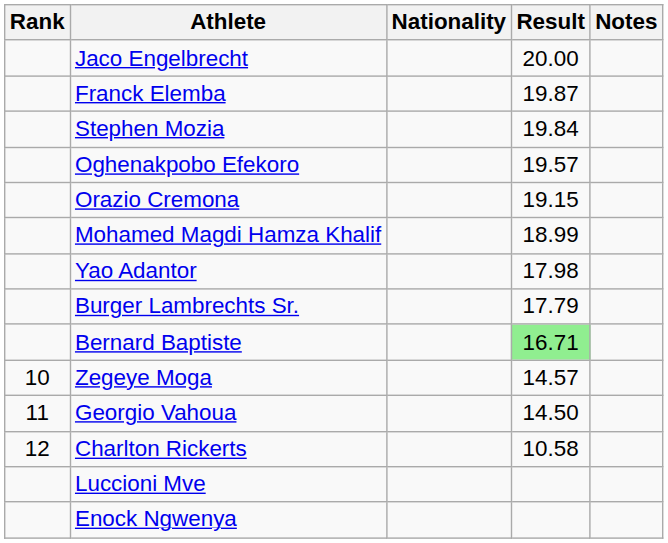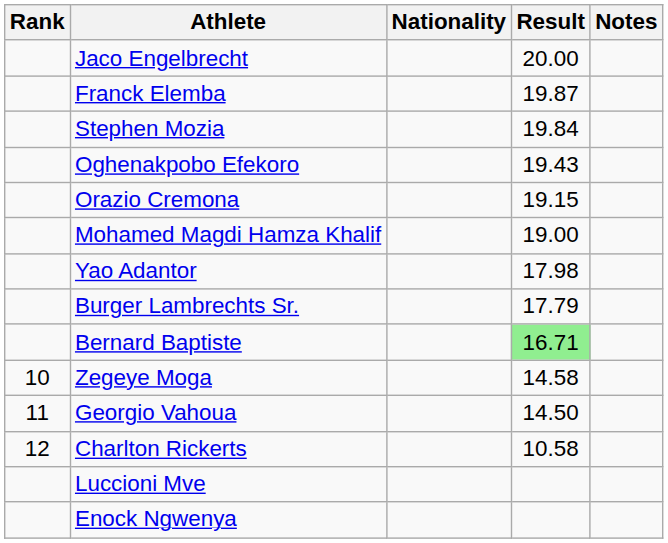(551, 164) 19.57 -> (551, 164) 19.43
(551, 235) 18.99 -> (551, 235) 19.00
(551, 377) 14.57 -> (551, 377) 14.58
